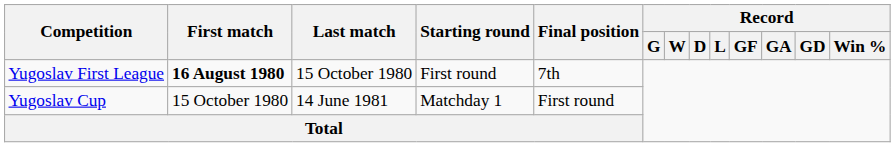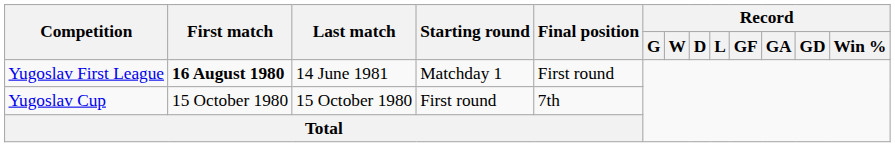(354, 73) 15 October 1980 -> (342, 73) 14 June 1981
(458, 73) First round -> (461, 73) Matchday 1
(549, 73) 7th -> (576, 73) First round
(342, 100) 14 June 1981 -> (354, 100) 15 October 1980
(461, 100) Matchday 1 -> (458, 100) First round
(576, 100) First round -> (549, 100) 7th
